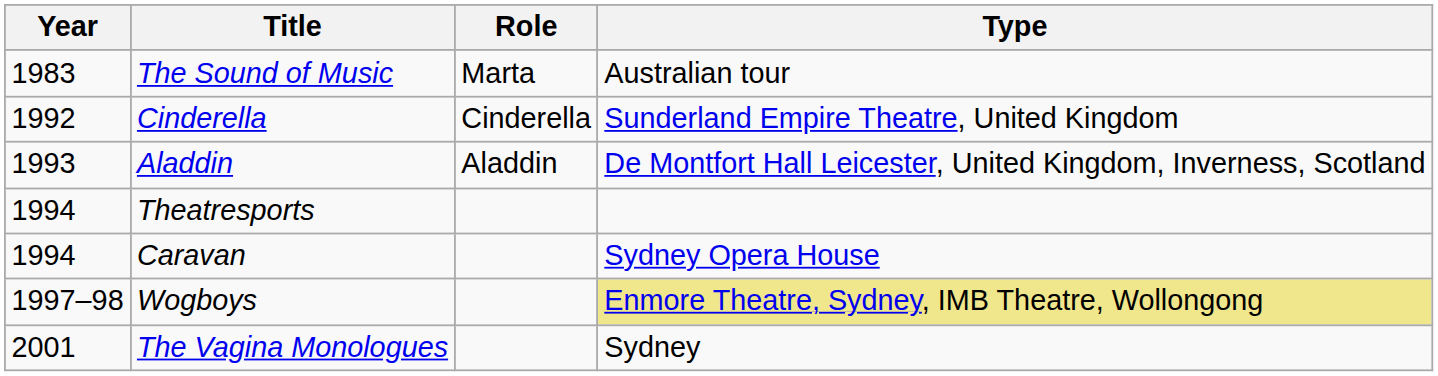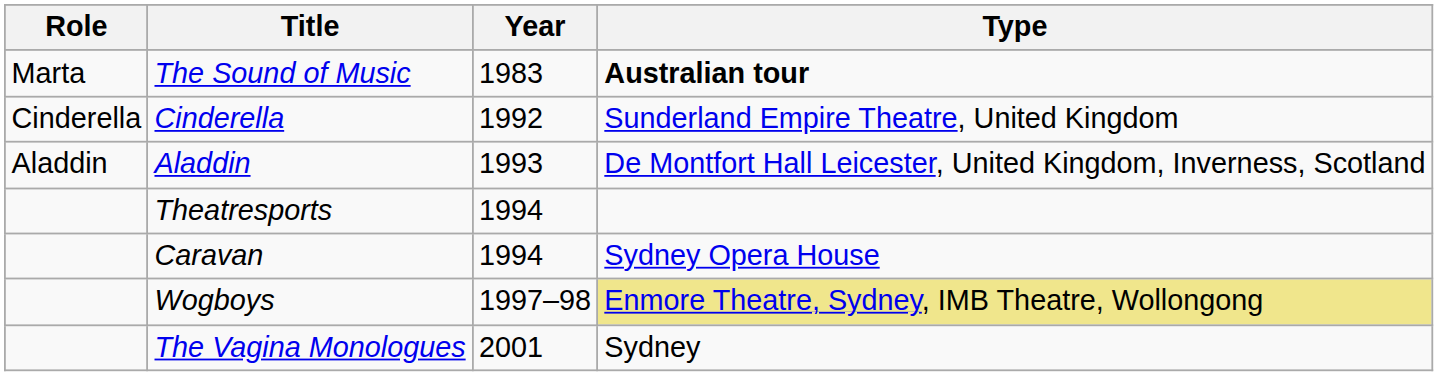columns swapped: (68, 27) <-> (526, 27)
(697, 73) normal -> (707, 73) bold
